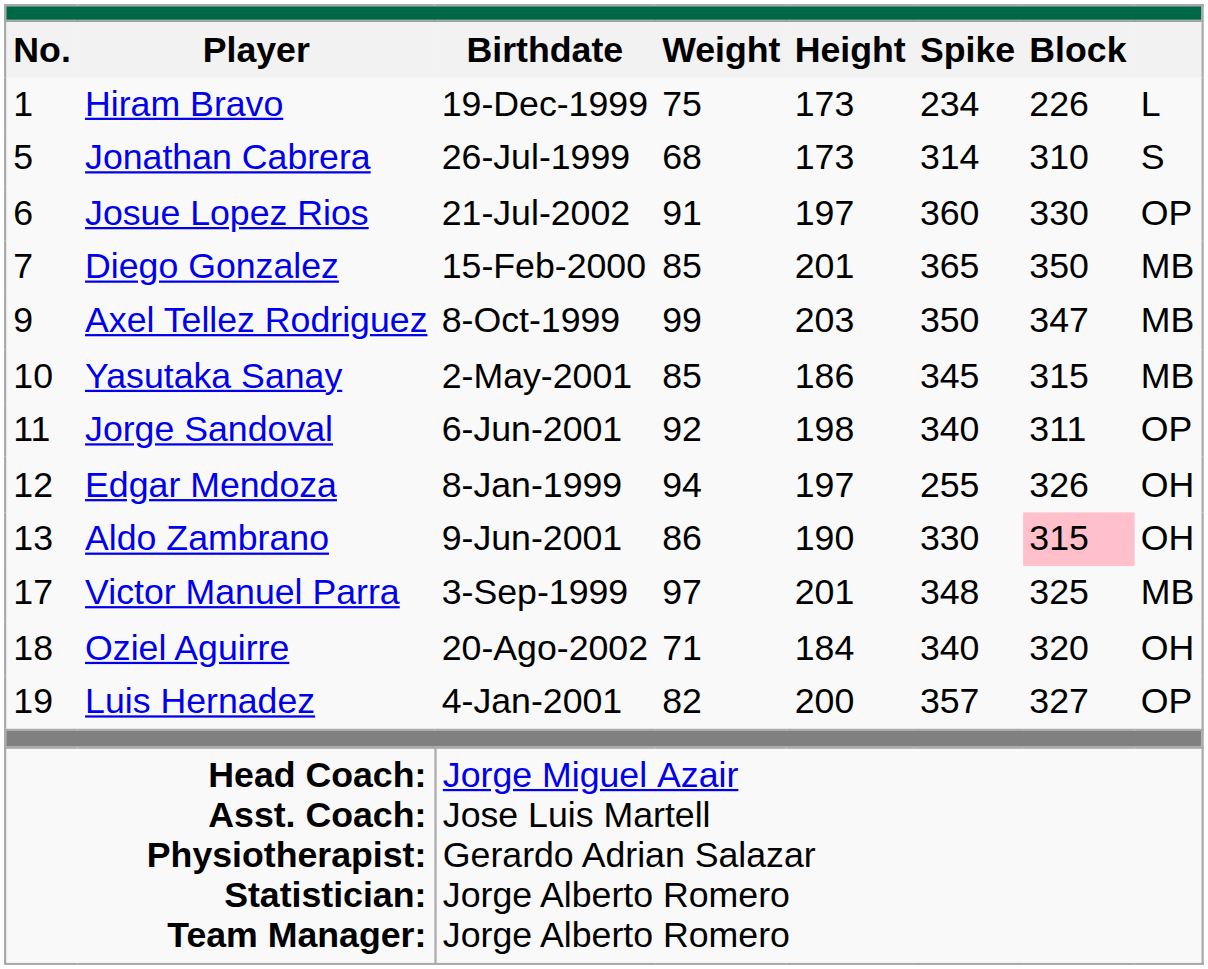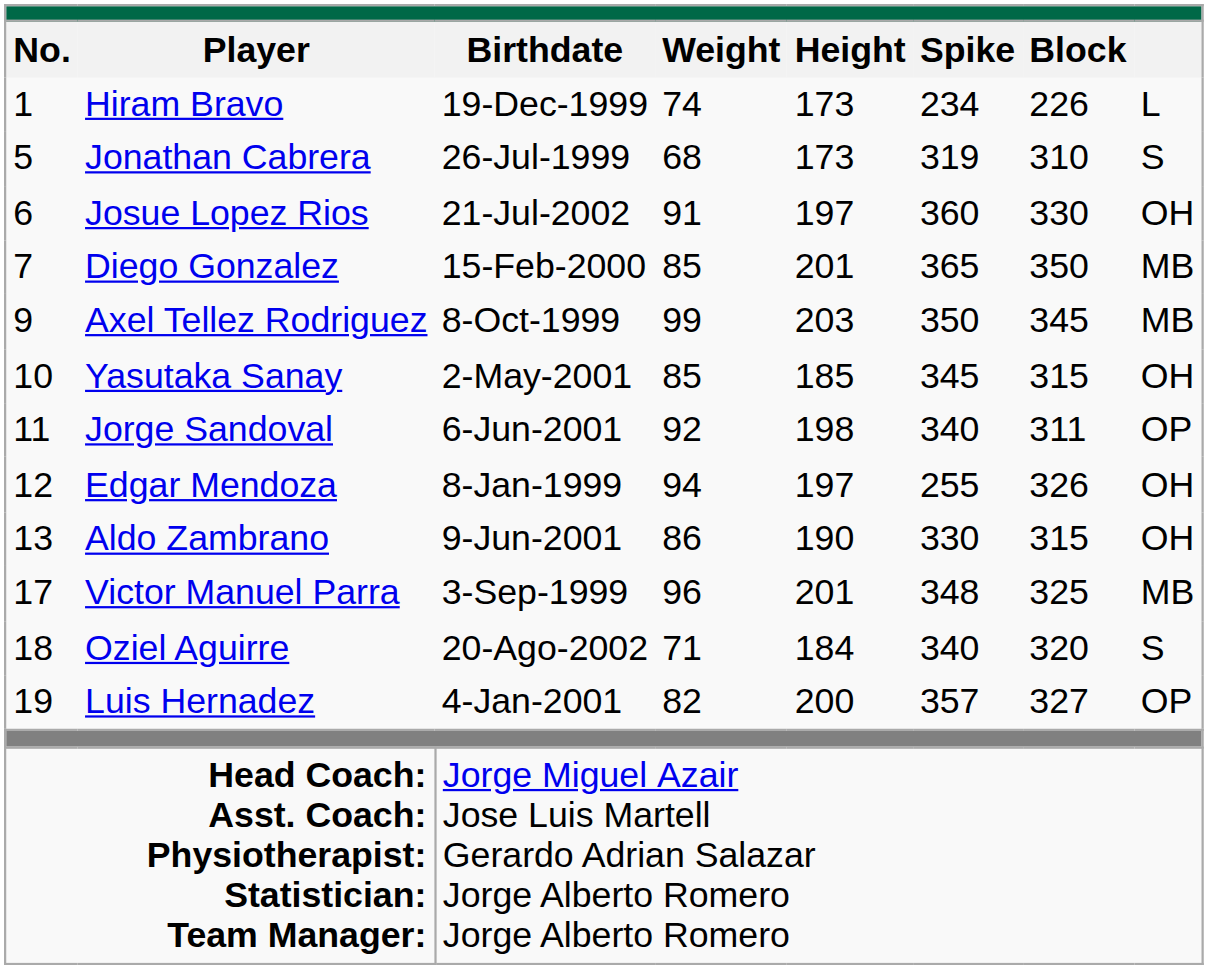(682, 103) 75 -> (682, 103) 74
(950, 157) 314 -> (950, 157) 319
(1167, 212) OP -> (1168, 212) OH
(1059, 321) 347 -> (1059, 321) 345
(824, 375) 186 -> (824, 375) 185
(1168, 375) MB -> (1168, 375) OH
(1059, 538) pink background -> (1059, 538) no background
(682, 592) 97 -> (682, 592) 96
(1168, 647) OH -> (1153, 647) S
